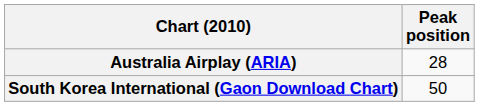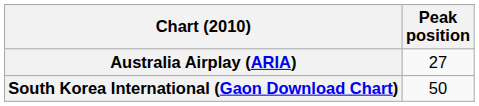(438, 62) 28 -> (438, 62) 27
